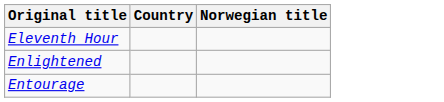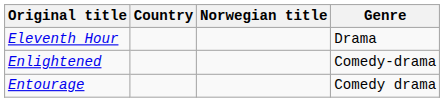+ column: (385, 16)
